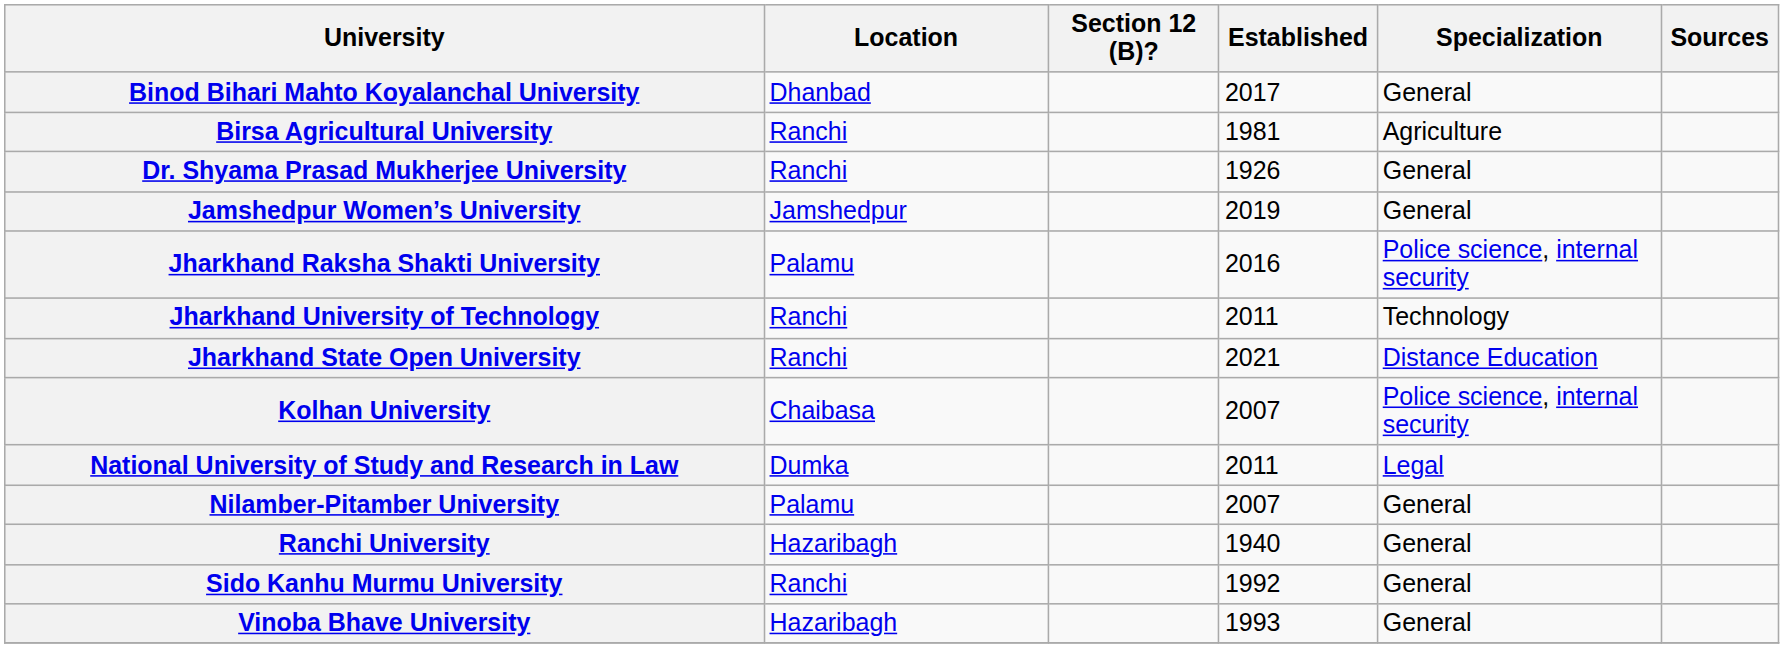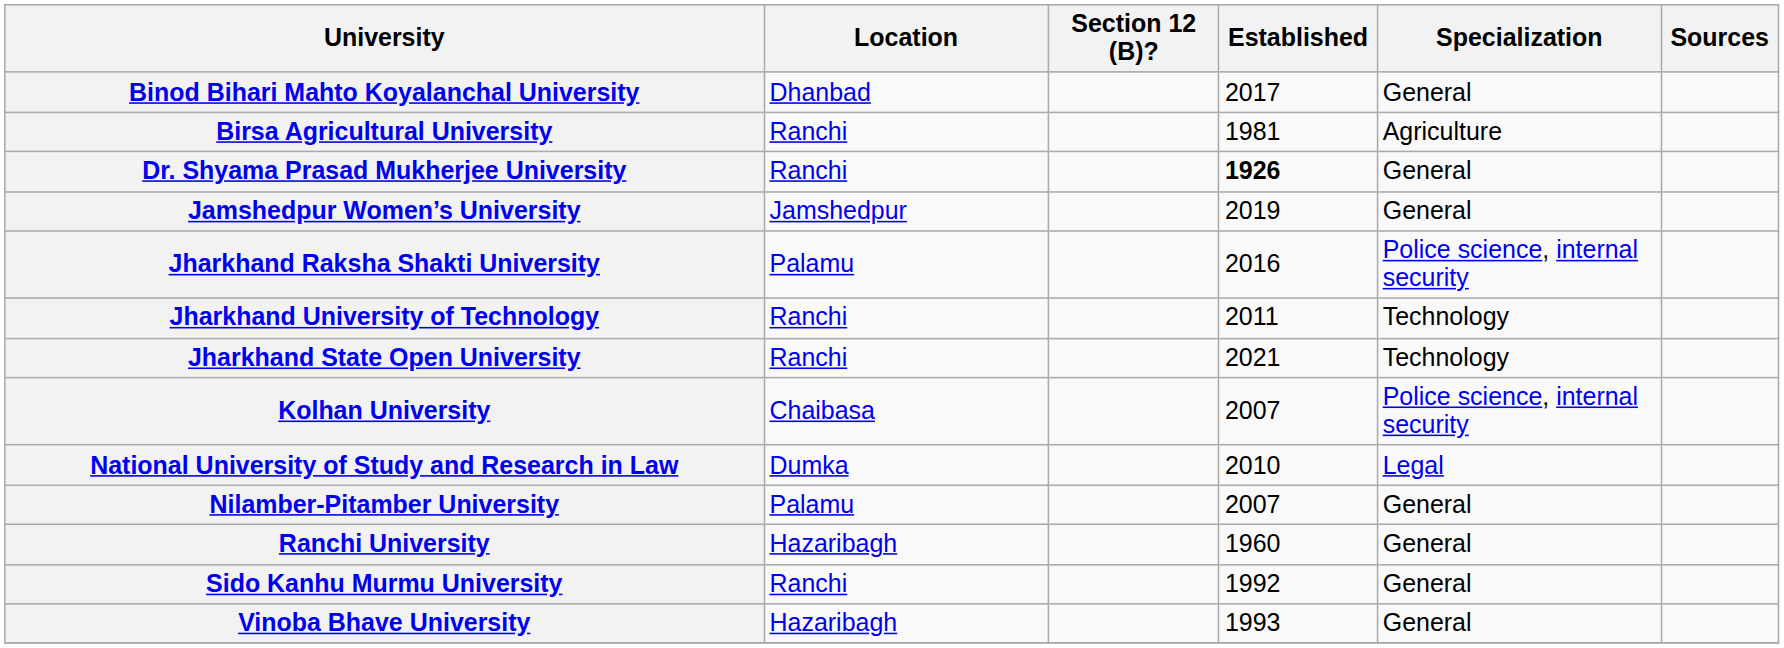(1253, 171) normal -> (1253, 171) bold
(1490, 357) Distance Education -> (1446, 357) Technology
(1252, 464) 2011 -> (1253, 464) 2010
(1253, 543) 1940 -> (1253, 543) 1960
